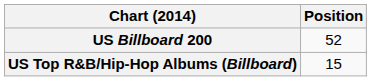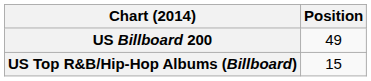(334, 40) 52 -> (334, 40) 49
